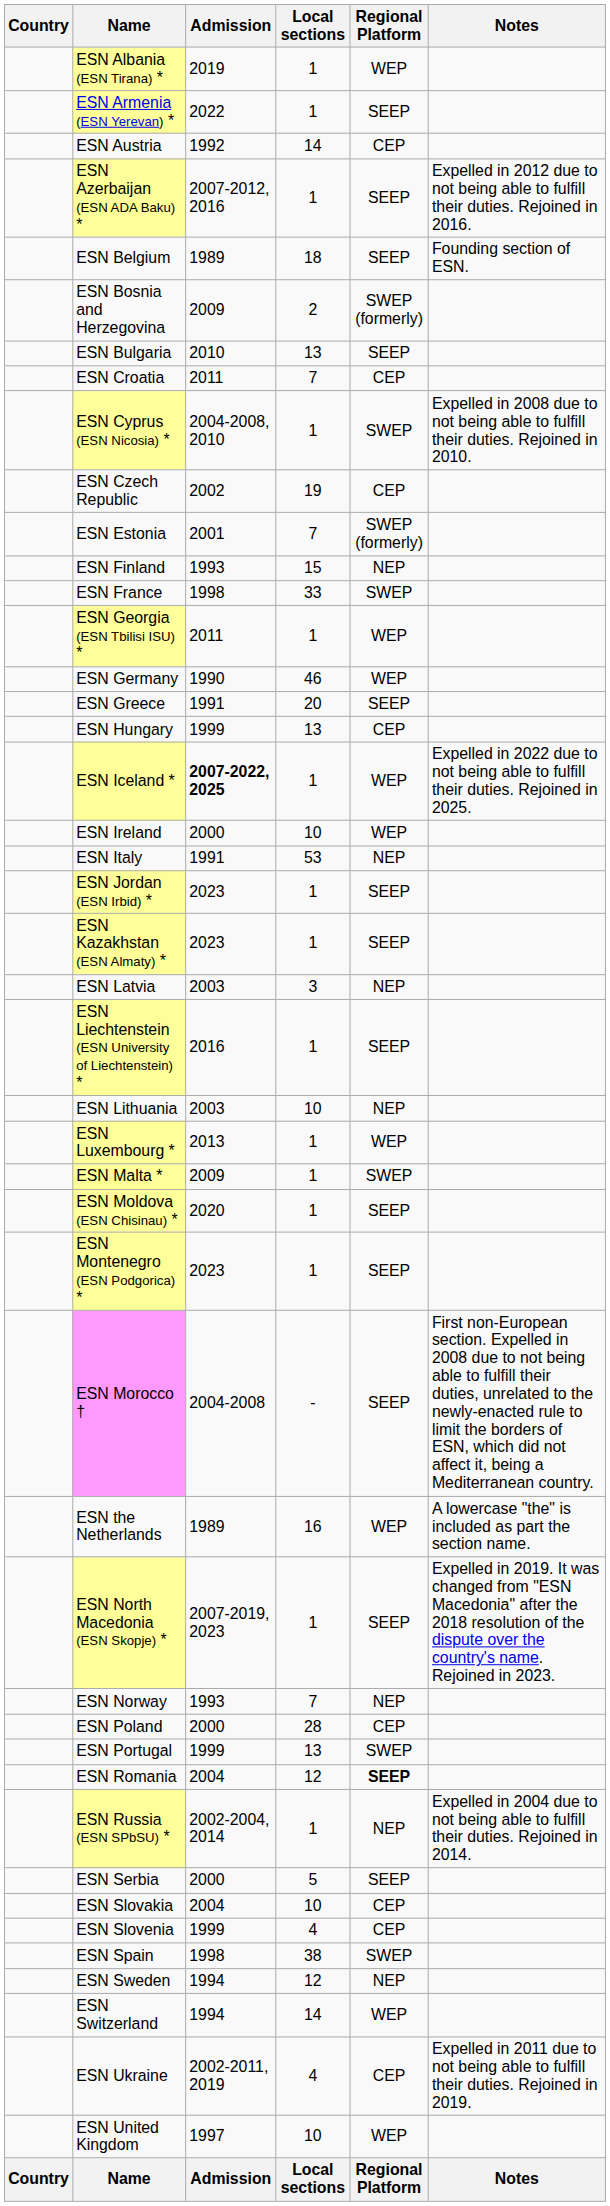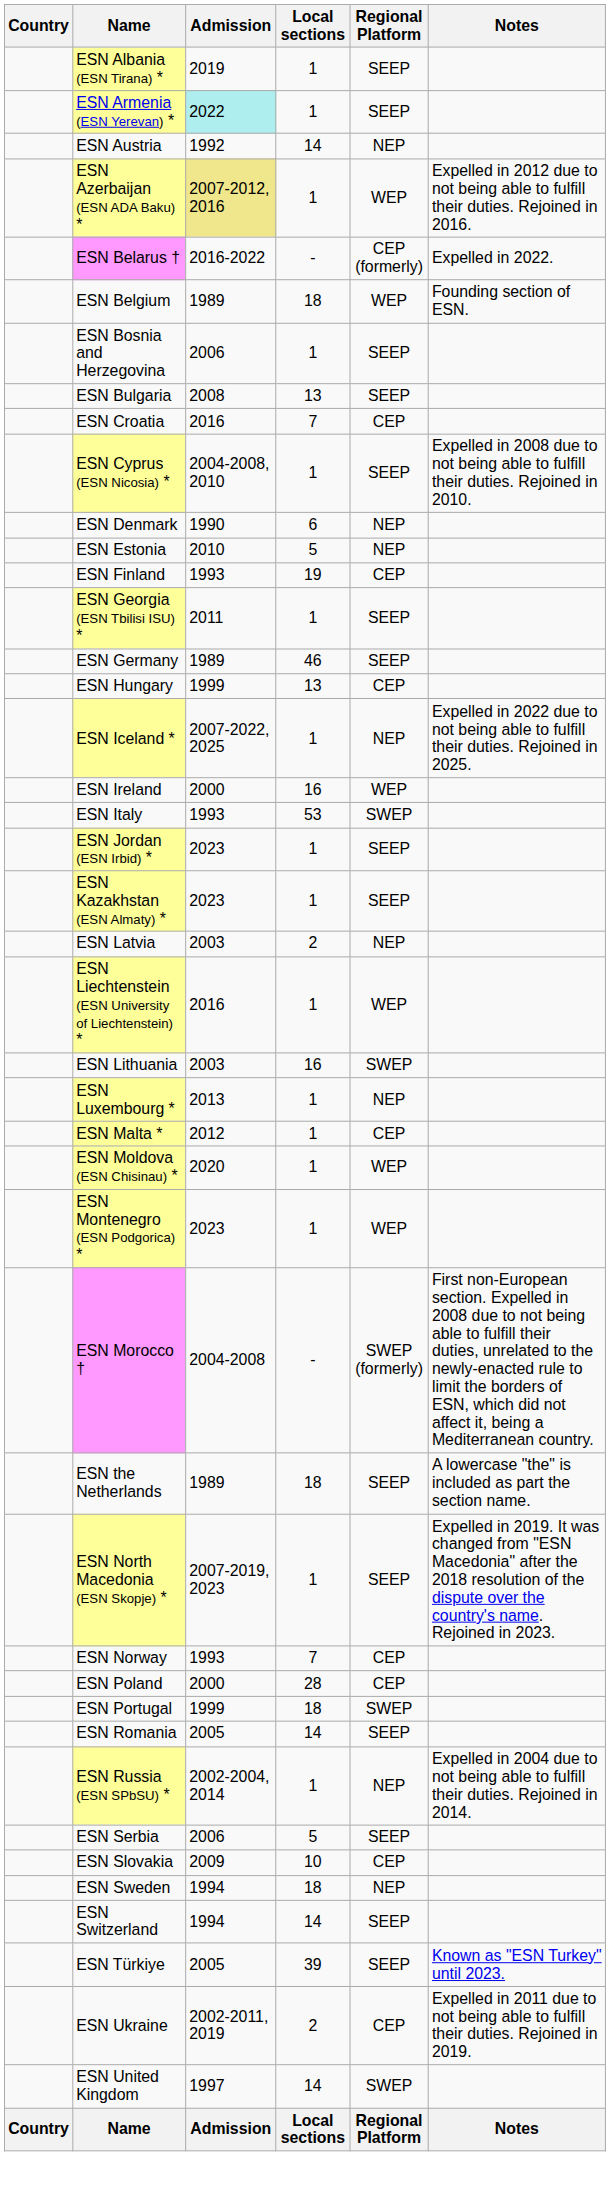(389, 68) WEP -> (389, 68) SEEP
(207, 111) no background -> (207, 111) paleturquoise background
(389, 145) CEP -> (389, 145) NEP
(229, 197) no background -> (229, 197) khaki background
(389, 197) SEEP -> (389, 197) WEP
+ row: (128, 258)
(389, 258) SEEP -> (389, 301) WEP
(207, 310) 2009 -> (207, 353) 2006
(313, 310) 2 -> (313, 353) 1
(389, 310) SWEP (formerly) -> (389, 353) SEEP
(207, 353) 2010 -> (207, 396) 2008
(206, 378) 2011 -> (207, 421) 2016
(389, 430) SWEP -> (389, 473) SEEP
- row: (117, 491)
+ row: (127, 525)
(207, 533) 2001 -> (207, 550) 2010
(313, 533) 7 -> (313, 550) 5
(389, 533) SWEP (formerly) -> (389, 550) NEP
(313, 567) 15 -> (313, 575) 19
(389, 567) NEP -> (389, 575) CEP
- row: (119, 593)
(389, 636) WEP -> (389, 618) SEEP
(207, 678) 1990 -> (207, 661) 1989
(389, 678) WEP -> (389, 661) SEEP
- row: (121, 704)
(229, 781) bold -> (229, 738) normal
(389, 781) WEP -> (389, 738) NEP
(313, 832) 10 -> (313, 790) 16
(207, 858) 1991 -> (207, 815) 1993
(389, 858) NEP -> (389, 815) SWEP
(313, 986) 3 -> (313, 943) 2
(389, 1047) SEEP -> (389, 1004) WEP
(313, 1108) 10 -> (313, 1065) 16
(389, 1108) NEP -> (389, 1065) SWEP
(389, 1142) WEP -> (389, 1099) NEP
(207, 1176) 2009 -> (207, 1133) 2012
(389, 1176) SWEP -> (389, 1133) CEP
(389, 1210) SEEP -> (389, 1167) WEP
(389, 1271) SEEP -> (389, 1228) WEP
(389, 1403) SEEP -> (389, 1360) SWEP (formerly)
(313, 1526) 16 -> (313, 1483) 18
(389, 1526) WEP -> (389, 1483) SEEP
(389, 1701) NEP -> (389, 1658) CEP
(313, 1751) 13 -> (313, 1708) 18
(207, 1776) 2004 -> (207, 1733) 2005
(313, 1776) 12 -> (313, 1733) 14
(389, 1776) bold -> (389, 1733) normal
(207, 1880) 2000 -> (207, 1837) 2006
(207, 1905) 2004 -> (207, 1862) 2009
- row: (125, 1930)
- row: (115, 1955)
(313, 1980) 12 -> (313, 1887) 18
(389, 2015) WEP -> (389, 1921) SEEP
+ row: (120, 1964)
(313, 2075) 4 -> (313, 2025) 2
(313, 2136) 10 -> (313, 2086) 14
(389, 2136) WEP -> (389, 2086) SWEP
